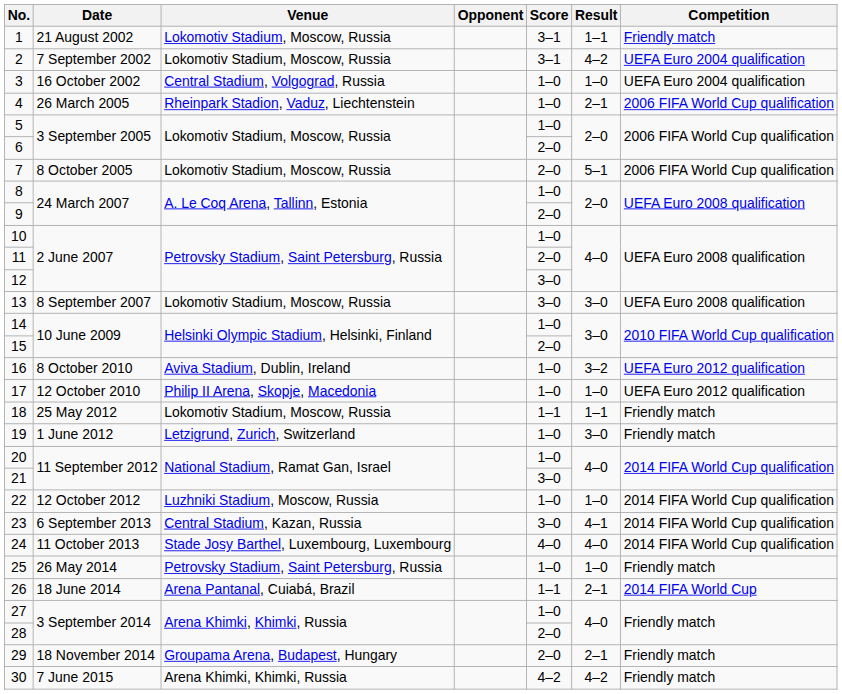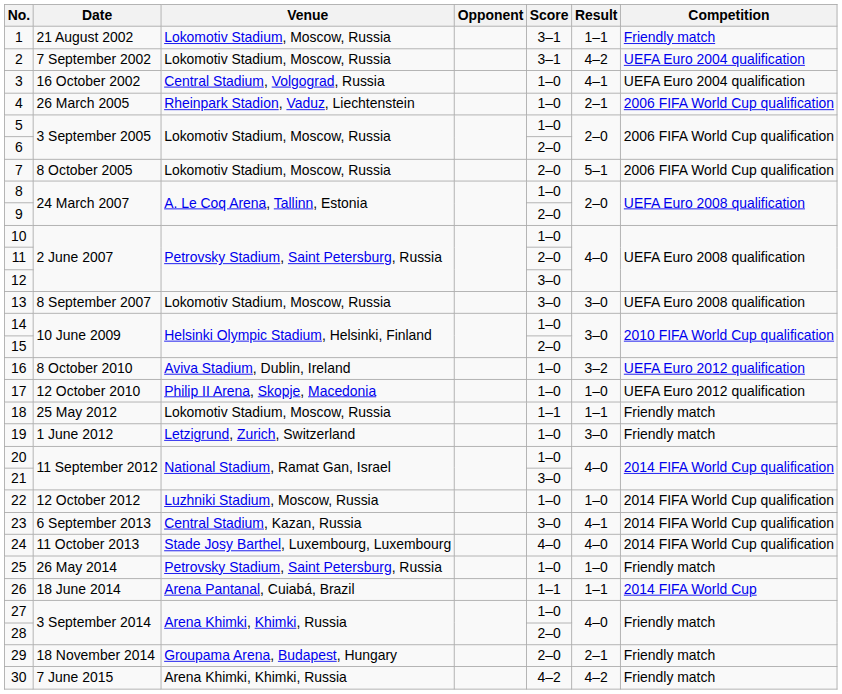(596, 81) 1–0 -> (596, 81) 4–1
(596, 589) 2–1 -> (596, 589) 1–1
